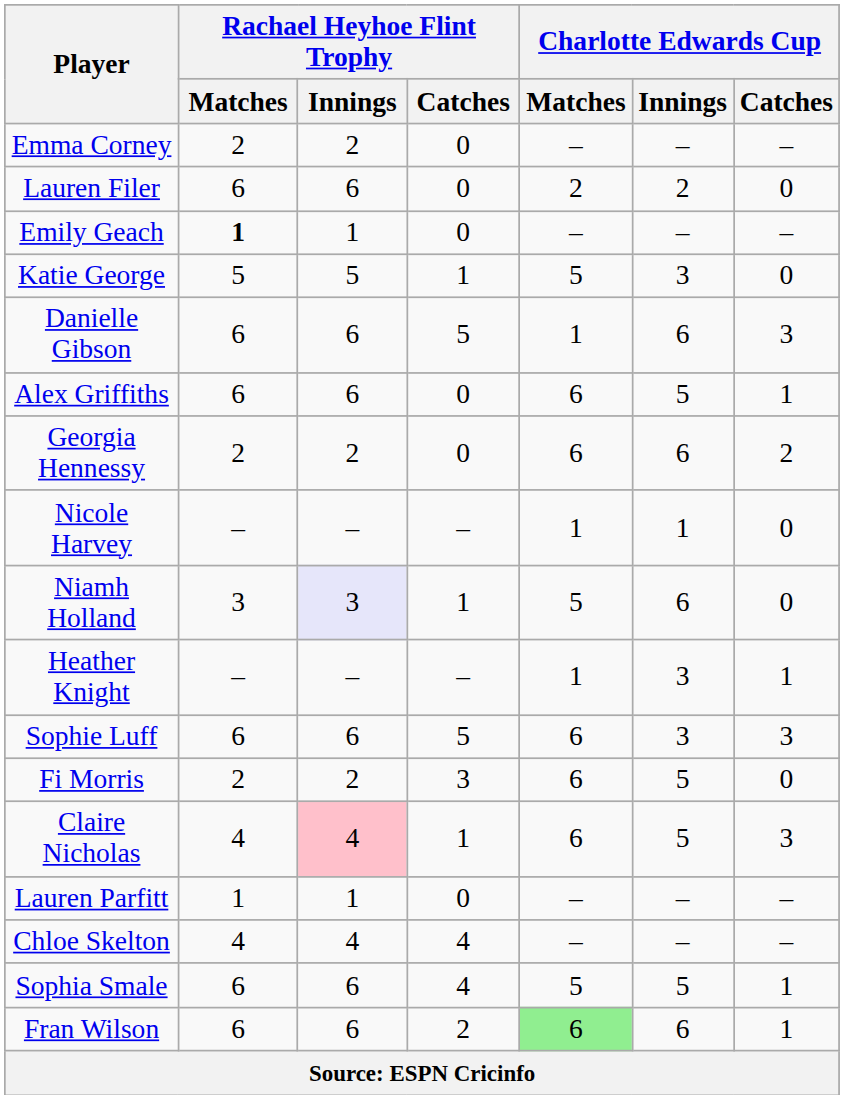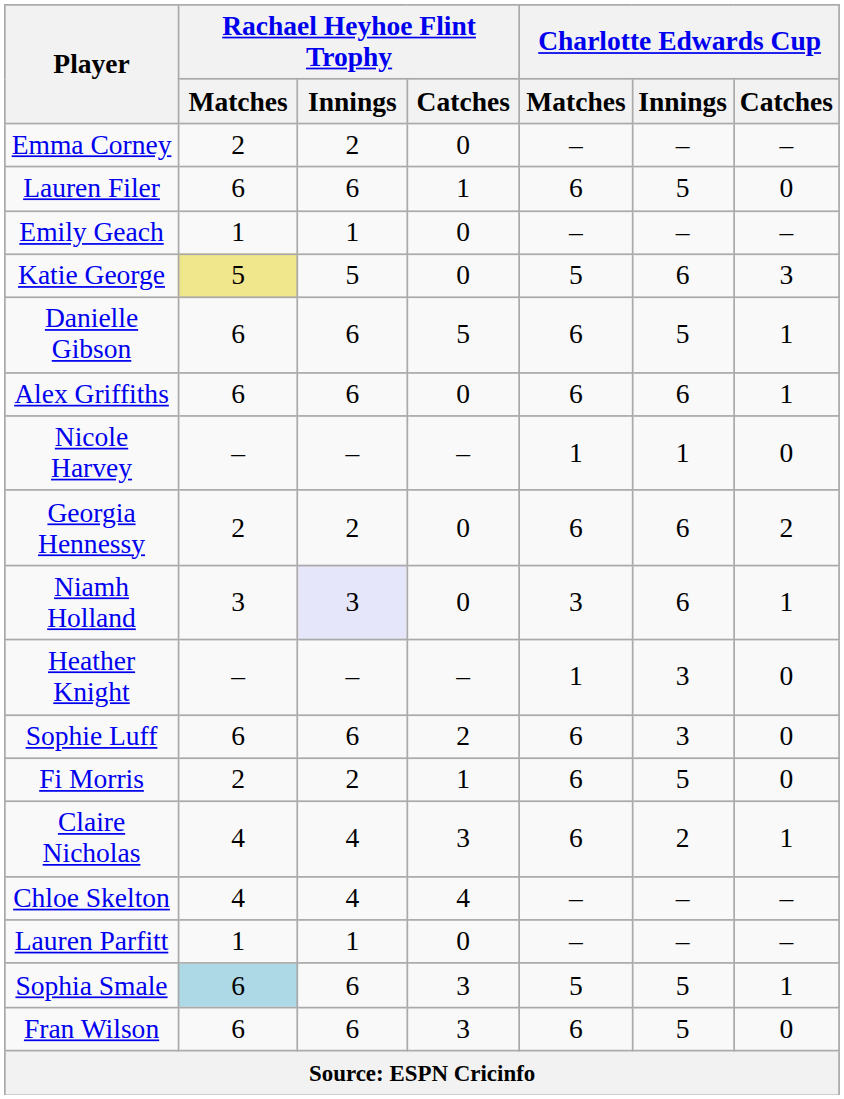(463, 188) 0 -> (463, 188) 1
(576, 188) 2 -> (576, 188) 6
(683, 188) 2 -> (683, 188) 5
(238, 231) bold -> (238, 231) normal
(238, 275) no background -> (238, 275) khaki background
(463, 275) 1 -> (463, 275) 0
(683, 275) 3 -> (683, 275) 6
(786, 275) 0 -> (786, 275) 3
(576, 334) 1 -> (576, 334) 6
(683, 334) 6 -> (683, 334) 5
(786, 334) 3 -> (786, 334) 1
(683, 393) 5 -> (683, 393) 6
rows swapped: (92, 527) <-> (92, 452)
(463, 602) 1 -> (463, 602) 0
(576, 602) 5 -> (576, 602) 3
(786, 602) 0 -> (786, 602) 1
(786, 676) 1 -> (786, 676) 0
(463, 735) 5 -> (463, 735) 2
(786, 735) 3 -> (786, 735) 0
(463, 779) 3 -> (463, 779) 1
(352, 838) pink background -> (352, 838) no background
(463, 838) 1 -> (463, 838) 3
(683, 838) 5 -> (683, 838) 2
(786, 838) 3 -> (786, 838) 1
rows swapped: (92, 897) <-> (92, 941)
(238, 985) no background -> (238, 985) lightblue background
(463, 985) 4 -> (463, 985) 3
(463, 1028) 2 -> (463, 1028) 3
(576, 1028) lightgreen background -> (576, 1028) no background
(683, 1028) 6 -> (683, 1028) 5
(786, 1028) 1 -> (786, 1028) 0
